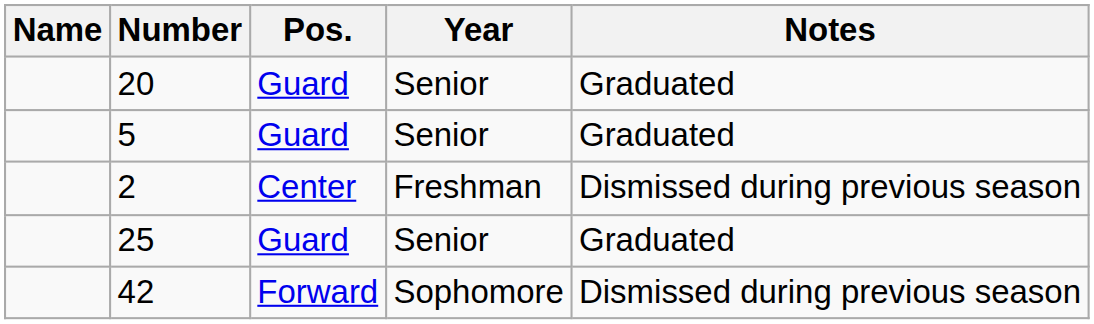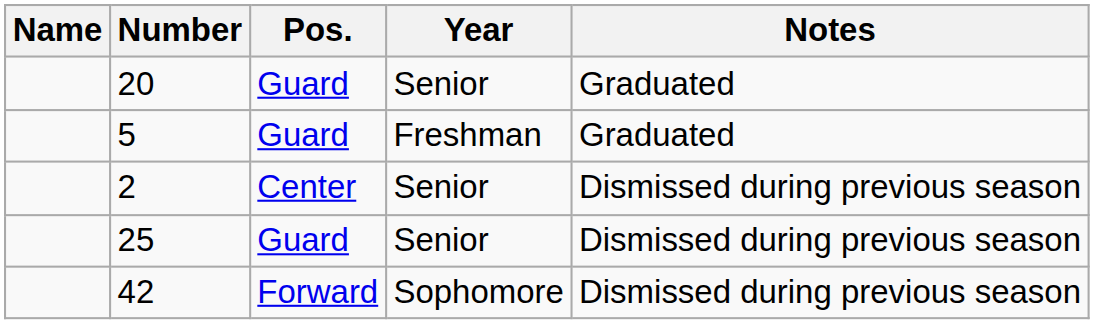(441, 135) Senior -> (468, 135) Freshman
(468, 187) Freshman -> (441, 187) Senior
(657, 239) Graduated -> (830, 239) Dismissed during previous season
